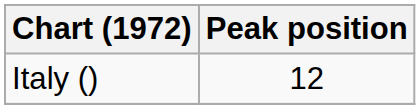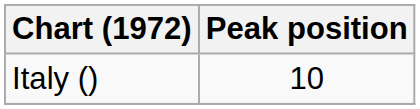(307, 78) 12 -> (307, 78) 10
